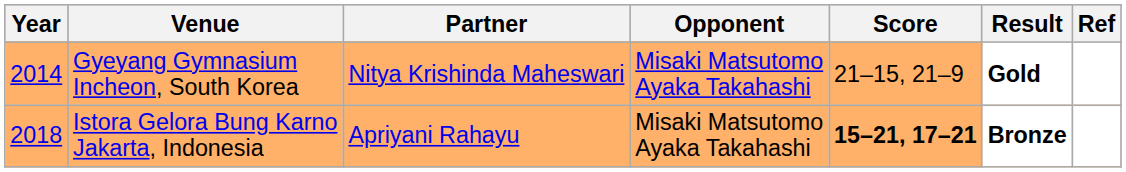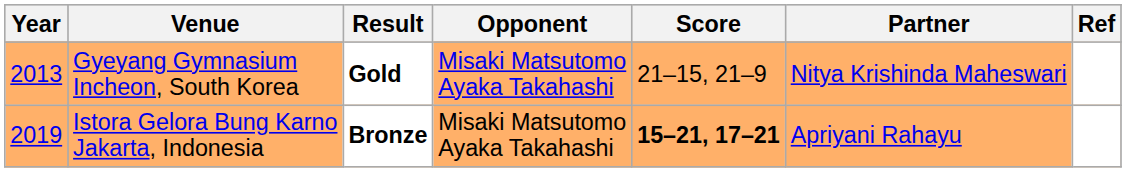columns swapped: (486, 24) <-> (1027, 24)
(36, 73) 2014 -> (36, 73) 2013
(36, 136) 2018 -> (36, 136) 2019
